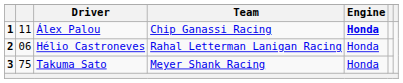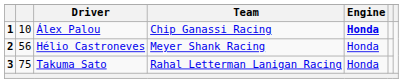(25, 30) 11 -> (25, 30) 10
(25, 48) 06 -> (25, 48) 56
(246, 48) Rahal Letterman Lanigan Racing -> (208, 48) Meyer Shank Racing
(208, 65) Meyer Shank Racing -> (246, 65) Rahal Letterman Lanigan Racing
